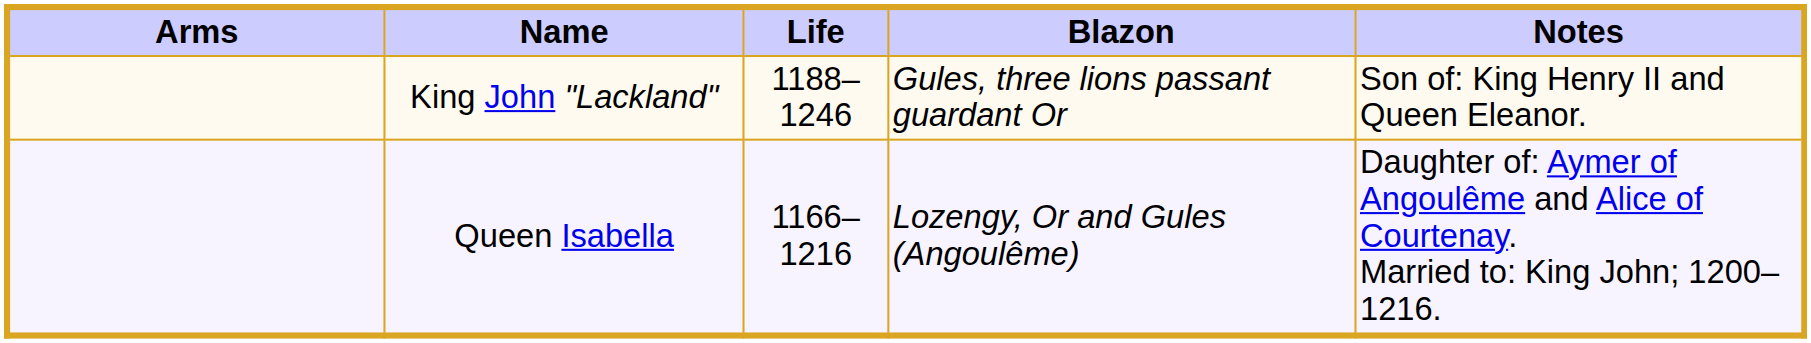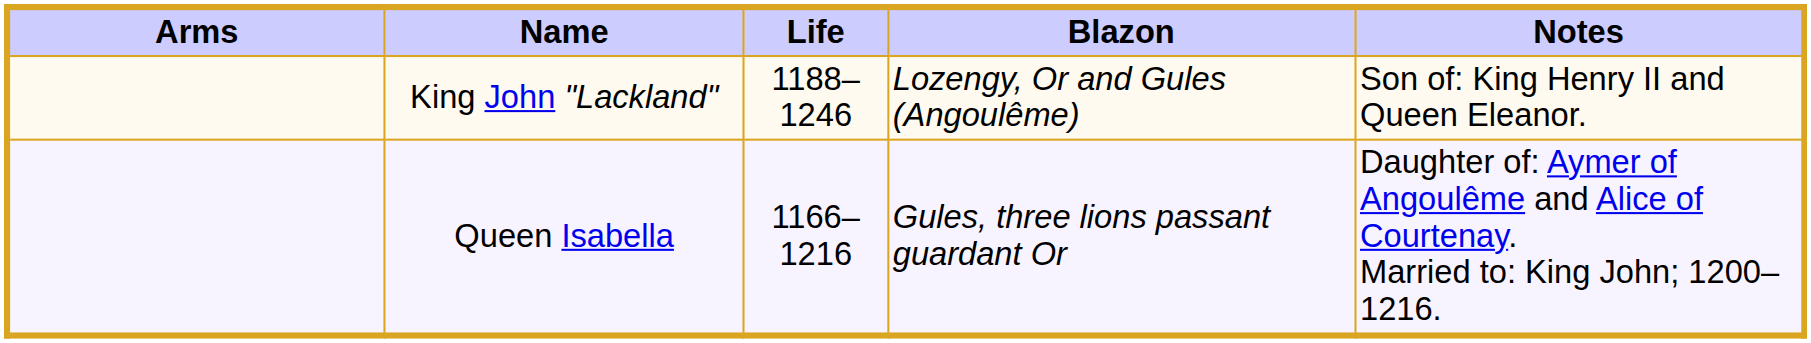(1081, 97) Gules, three lions passant guardant Or -> (1059, 97) Lozengy, Or and Gules (Angoulême)
(1059, 236) Lozengy, Or and Gules (Angoulême) -> (1081, 236) Gules, three lions passant guardant Or
